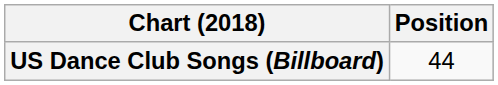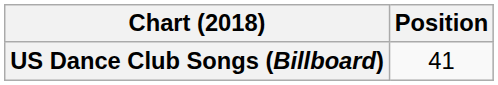(441, 60) 44 -> (441, 60) 41
